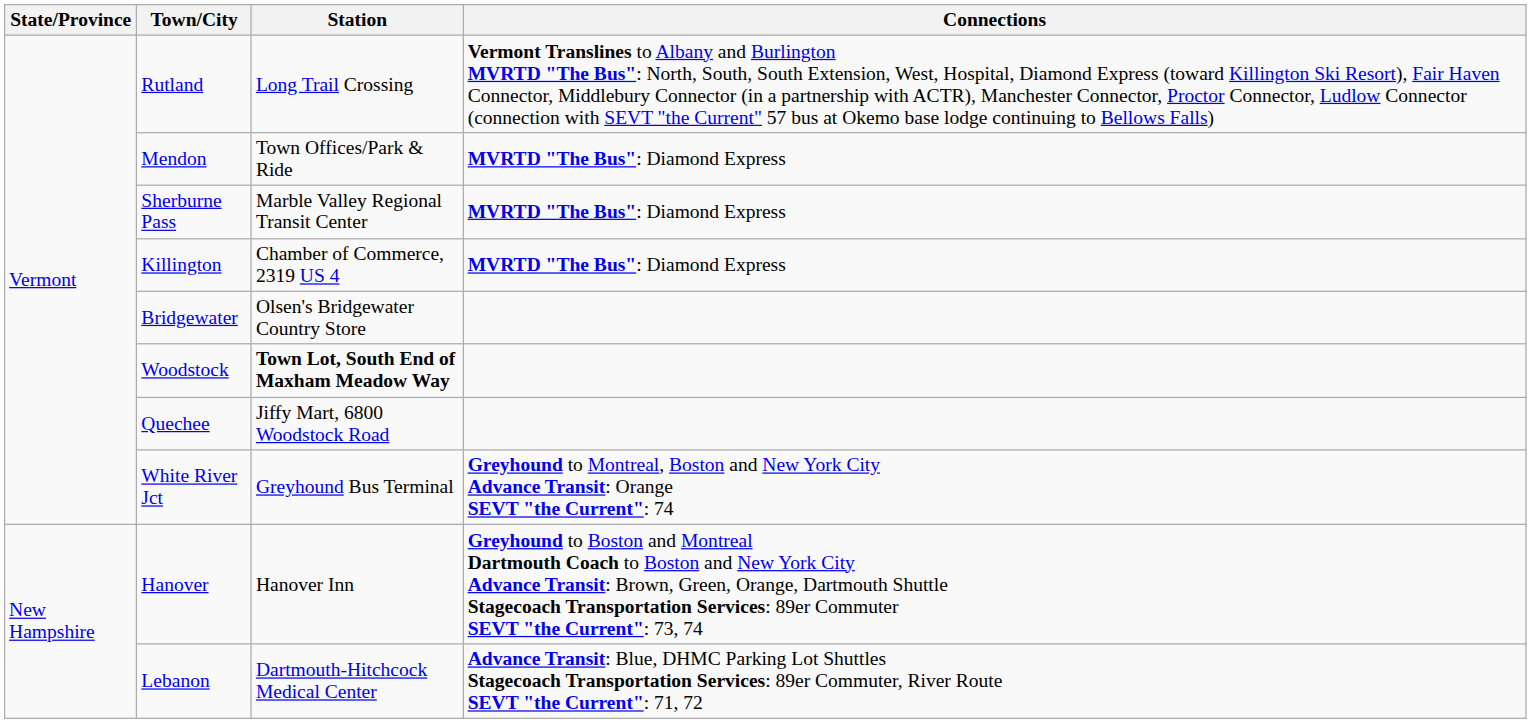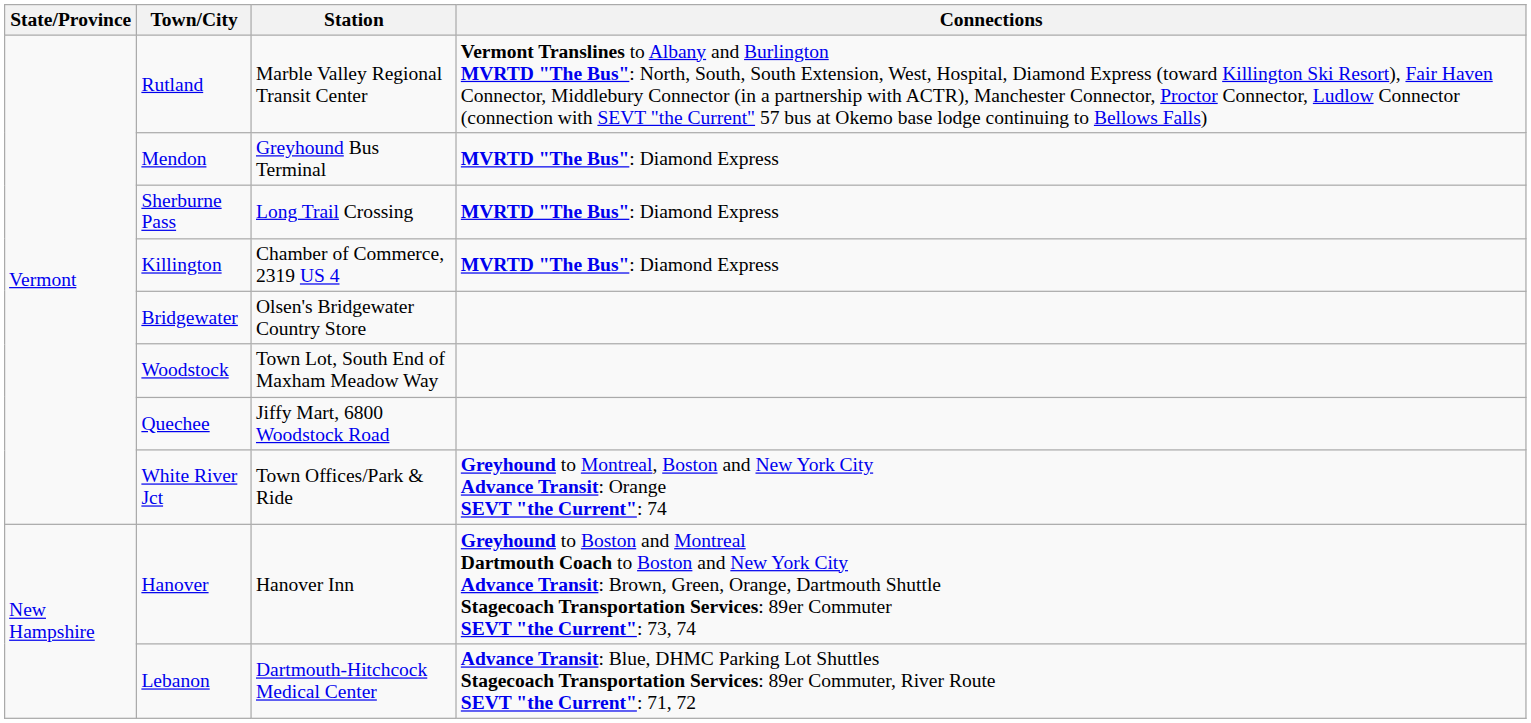(335, 83) Long Trail Crossing -> (349, 83) Marble Valley Regional Transit Center
(340, 158) Town Offices/Park & Ride -> (318, 158) Greyhound Bus Terminal
(349, 211) Marble Valley Regional Transit Center -> (335, 211) Long Trail Crossing
(356, 370) bold -> (350, 370) normal
(355, 487) Greyhound Bus Terminal -> (340, 487) Town Offices/Park & Ride
